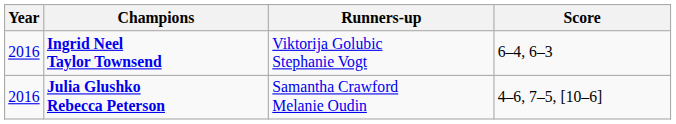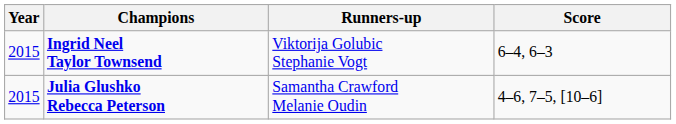(24, 52) 2016 -> (24, 52) 2015
(24, 97) 2016 -> (24, 97) 2015
